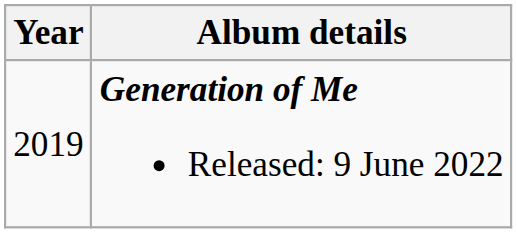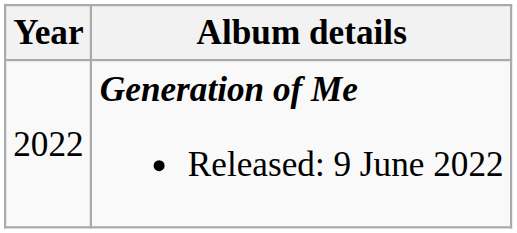(48, 143) 2019 -> (48, 143) 2022
